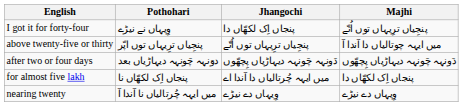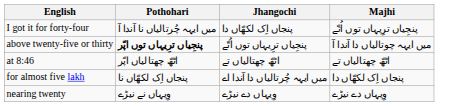(144, 28) وِیہاں نے نیڑے -> (167, 28) میں ایہہ چُرتالیاں نا آندا آ
(160, 45) normal -> (160, 45) bold
- row: (50, 61)
+ row: (20, 61)
(167, 94) میں ایہہ چُرتالیاں نا آندا آ -> (144, 94) وِیہاں نے نیڑے
